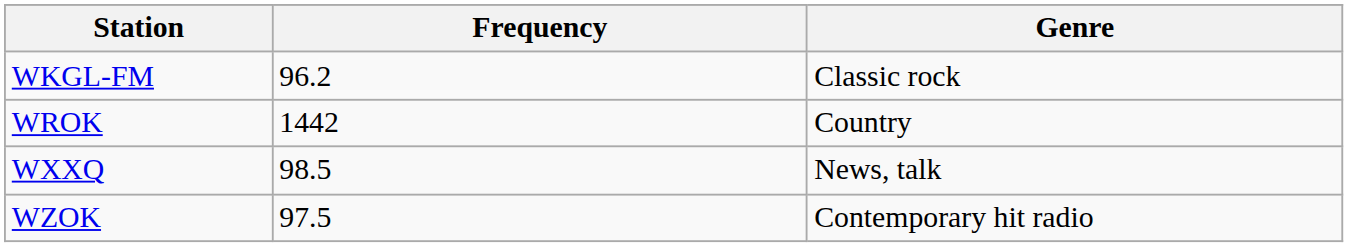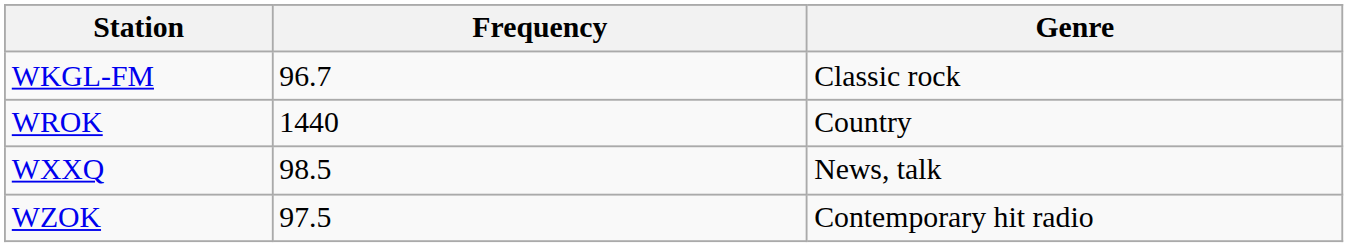(305, 75) 96.2 -> (305, 75) 96.7
(309, 122) 1442 -> (309, 122) 1440
